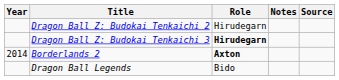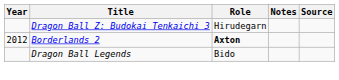- row: (121, 26)
(240, 40) bold -> (240, 26) normal
(17, 54) 2014 -> (17, 40) 2012
